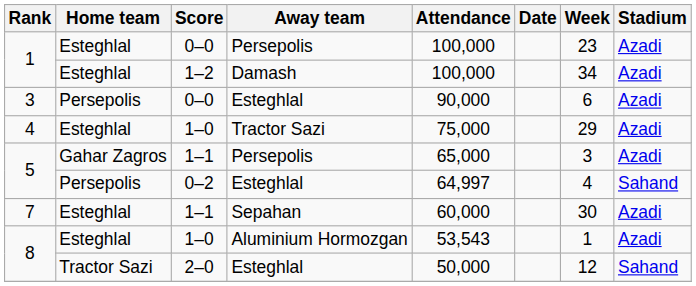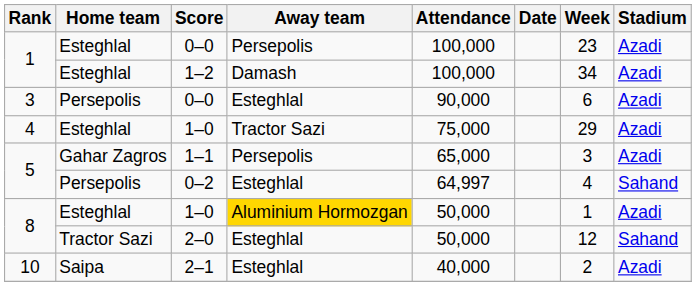- row: (30, 211)
(320, 239) no background -> (320, 211) gold background
(463, 239) 53,543 -> (463, 211) 50,000
+ row: (30, 267)
